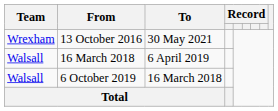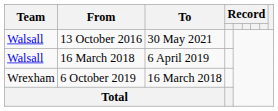(31, 39) Wrexham -> (25, 39) Walsall
(25, 77) Walsall -> (31, 77) Wrexham
